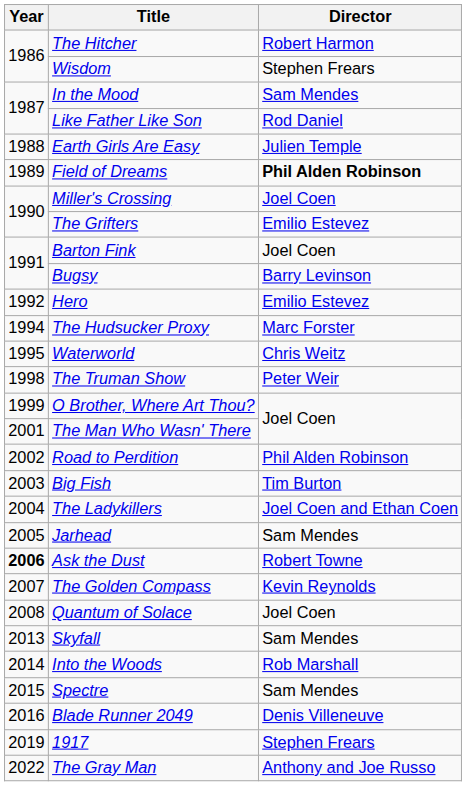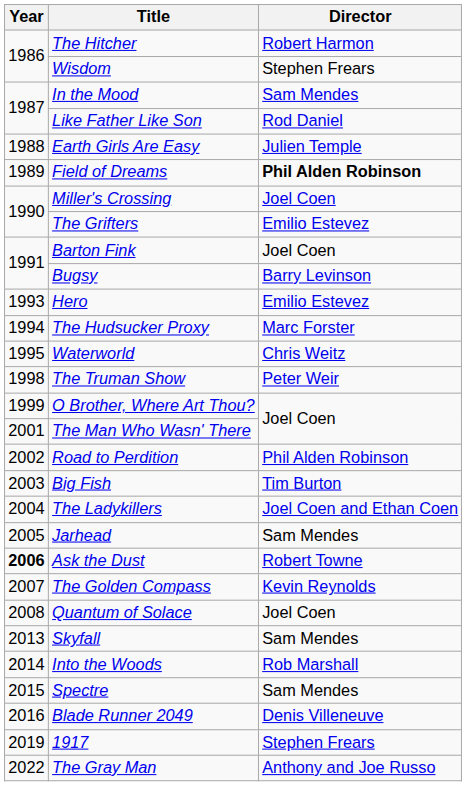(26, 302) 1992 -> (26, 302) 1993
